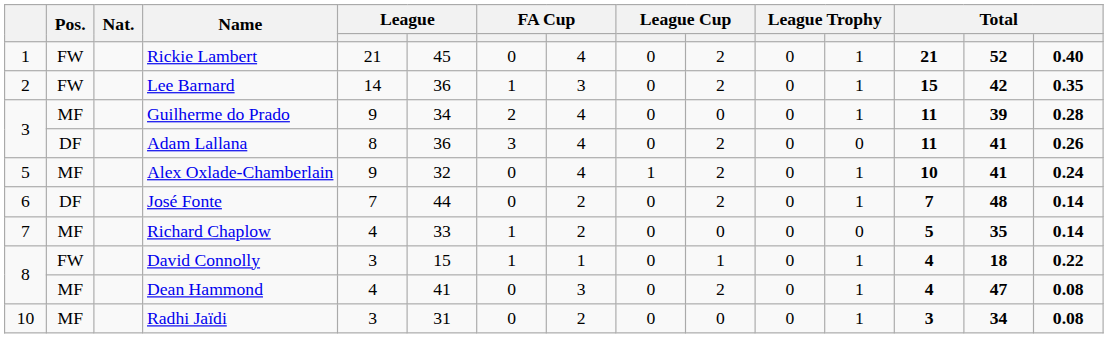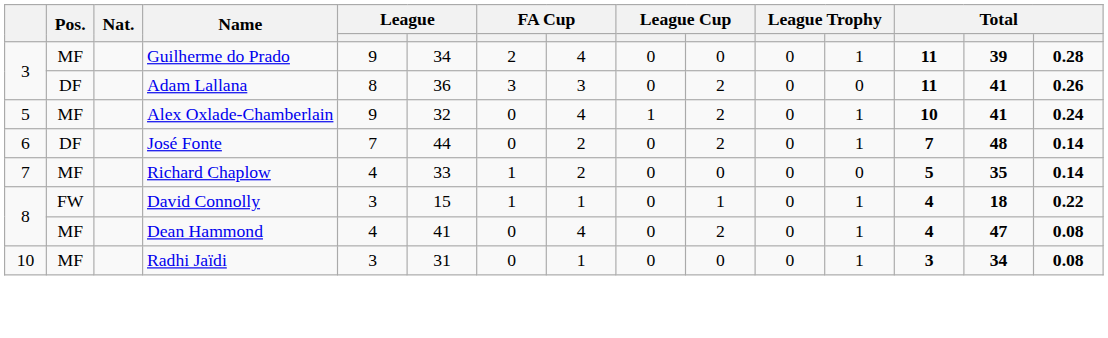- row: (202, 56)
- row: (191, 85)
(581, 143) 4 -> (581, 85) 3
(581, 289) 3 -> (581, 230) 4
(581, 318) 2 -> (581, 259) 1
